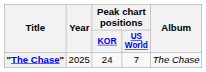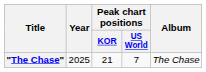(107, 60) 24 -> (107, 60) 21
